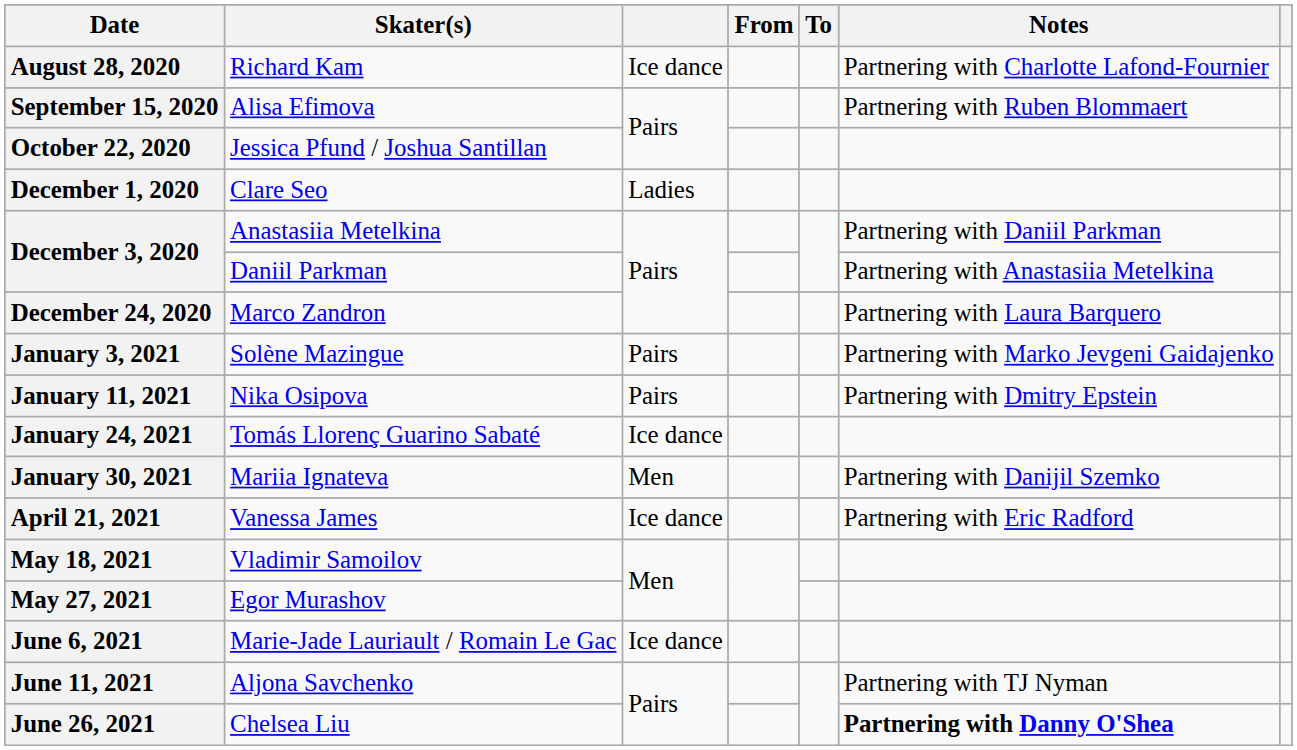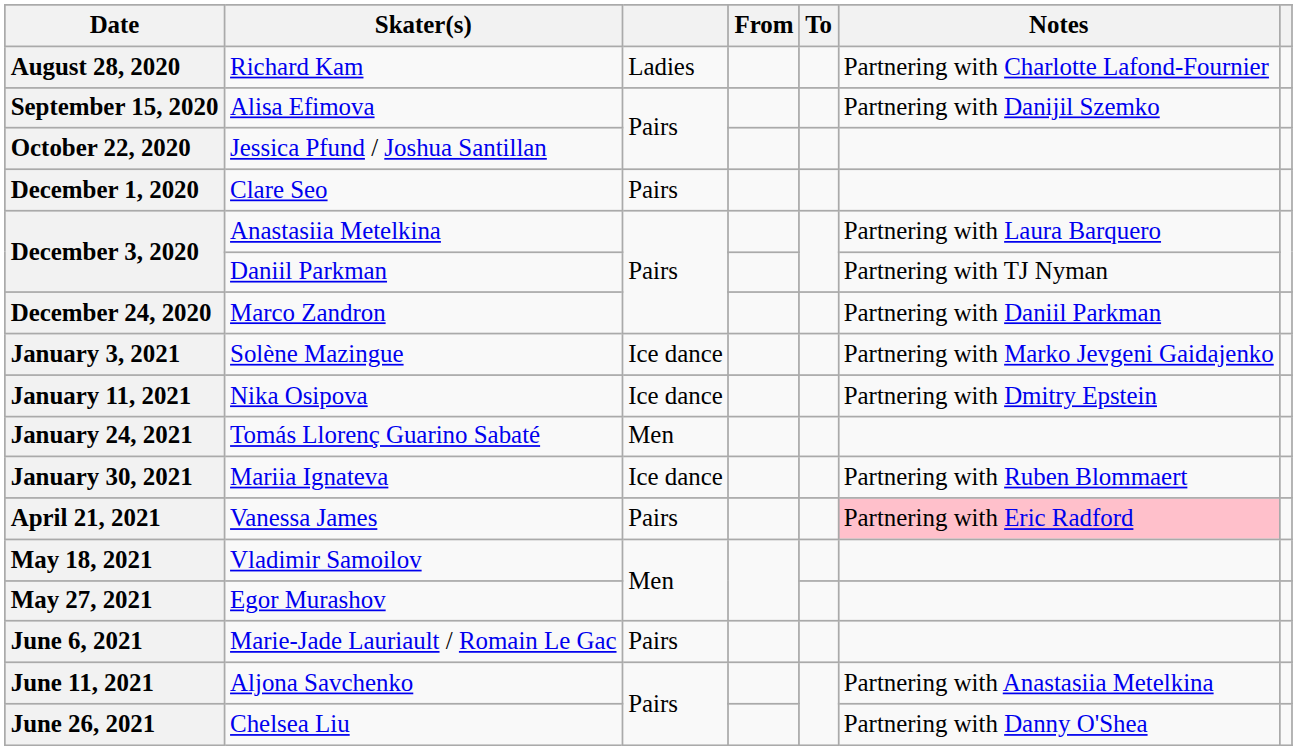(676, 66) Ice dance -> (661, 66) Ladies
(1016, 107) Partnering with Ruben Blommaert -> (1002, 107) Partnering with Danijil Szemko
(661, 189) Ladies -> (653, 189) Pairs
(1002, 230) Partnering with Daniil Parkman -> (1002, 230) Partnering with Laura Barquero
(1029, 271) Partnering with Anastasiia Metelkina -> (976, 271) Partnering with TJ Nyman
(1002, 313) Partnering with Laura Barquero -> (1002, 313) Partnering with Daniil Parkman
(653, 354) Pairs -> (676, 354) Ice dance
(653, 395) Pairs -> (676, 395) Ice dance
(676, 436) Ice dance -> (651, 436) Men
(651, 477) Men -> (676, 477) Ice dance
(1002, 477) Partnering with Danijil Szemko -> (1016, 477) Partnering with Ruben Blommaert
(676, 518) Ice dance -> (653, 518) Pairs
(989, 518) no background -> (989, 518) pink background
(676, 641) Ice dance -> (653, 641) Pairs
(976, 682) Partnering with TJ Nyman -> (1029, 682) Partnering with Anastasiia Metelkina
(1009, 723) bold -> (996, 723) normal
